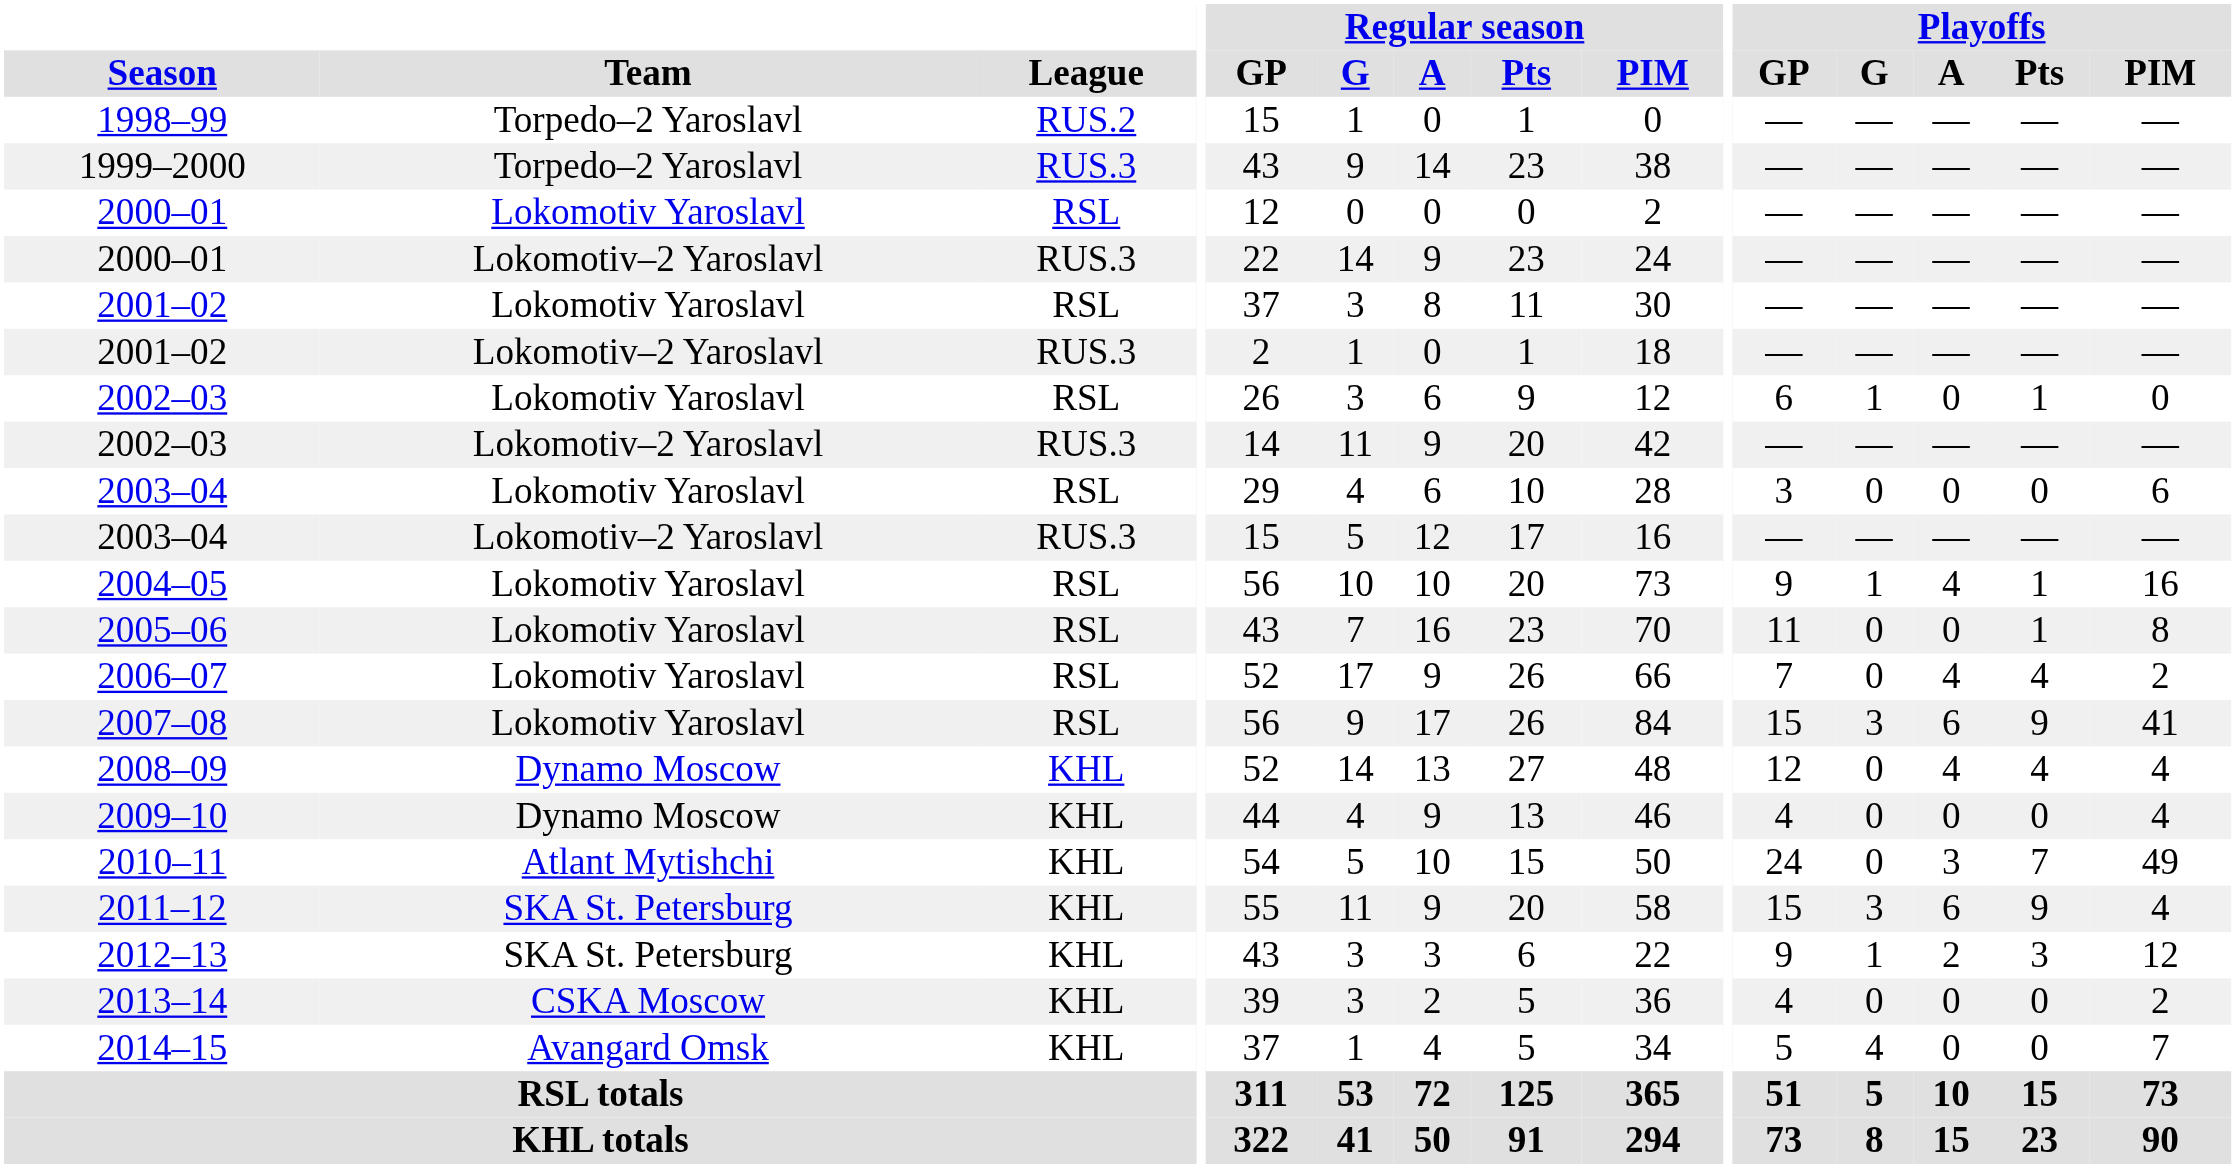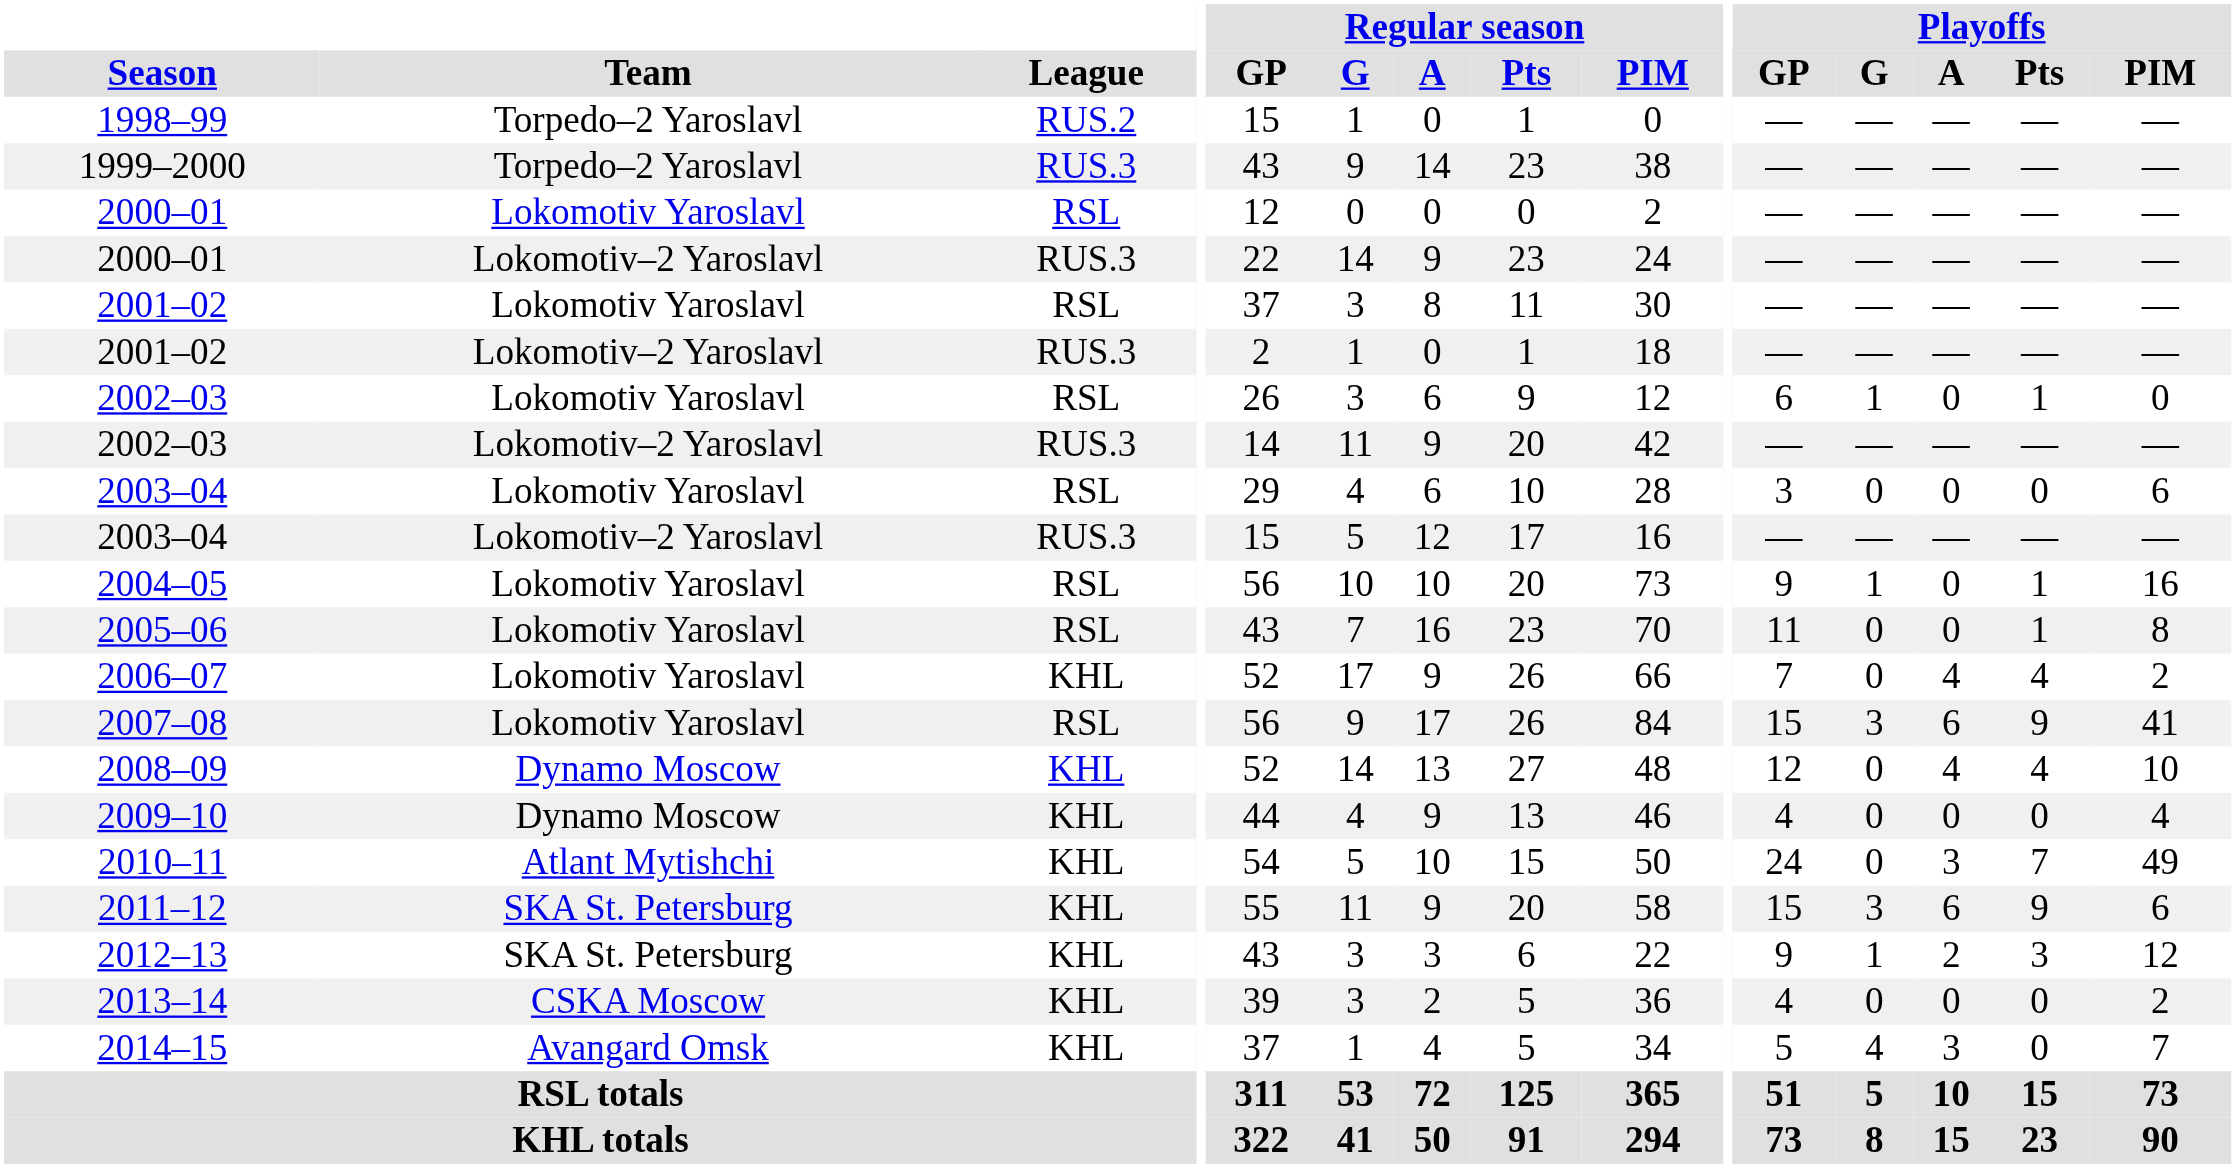(1951, 583) 4 -> (1951, 583) 0
(1086, 676) RSL -> (1086, 676) KHL
(2160, 768) 4 -> (2160, 768) 10
(2160, 908) 4 -> (2160, 908) 6
(1951, 1047) 0 -> (1951, 1047) 3
